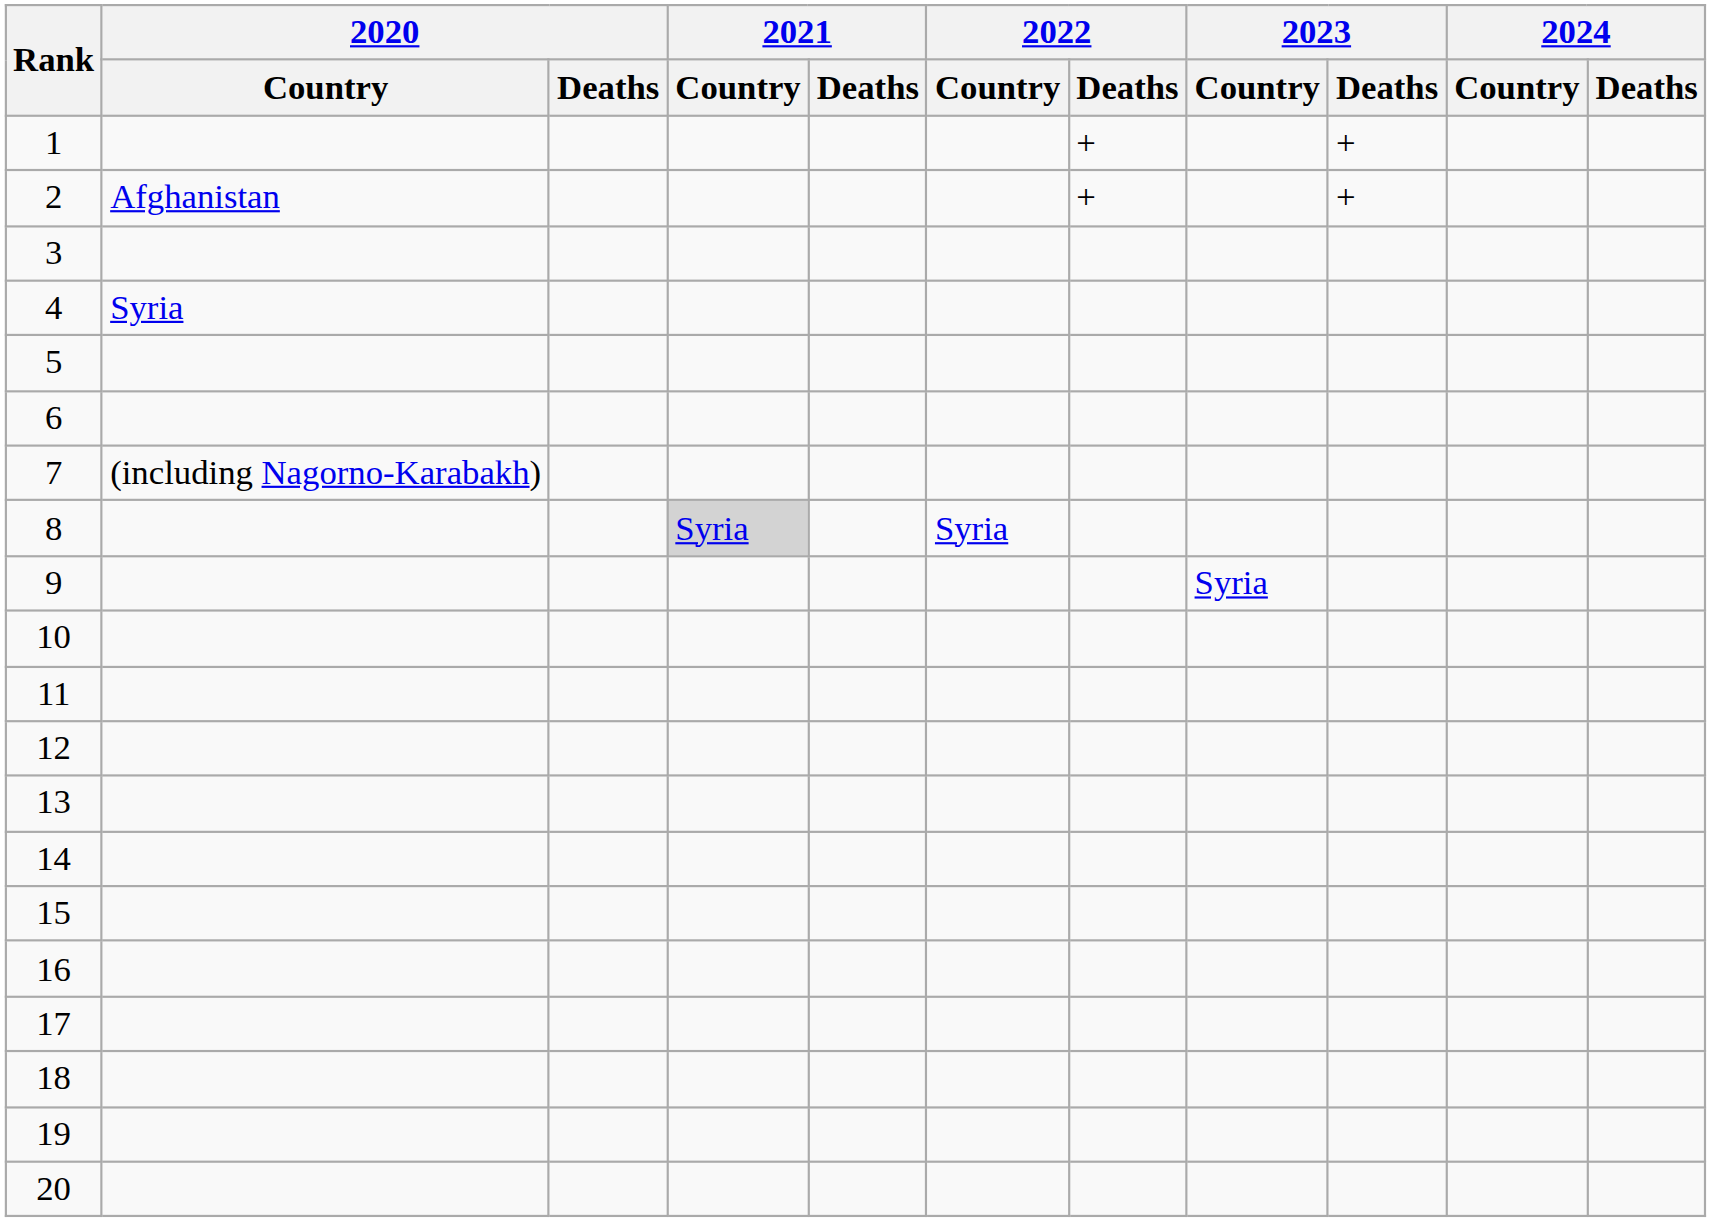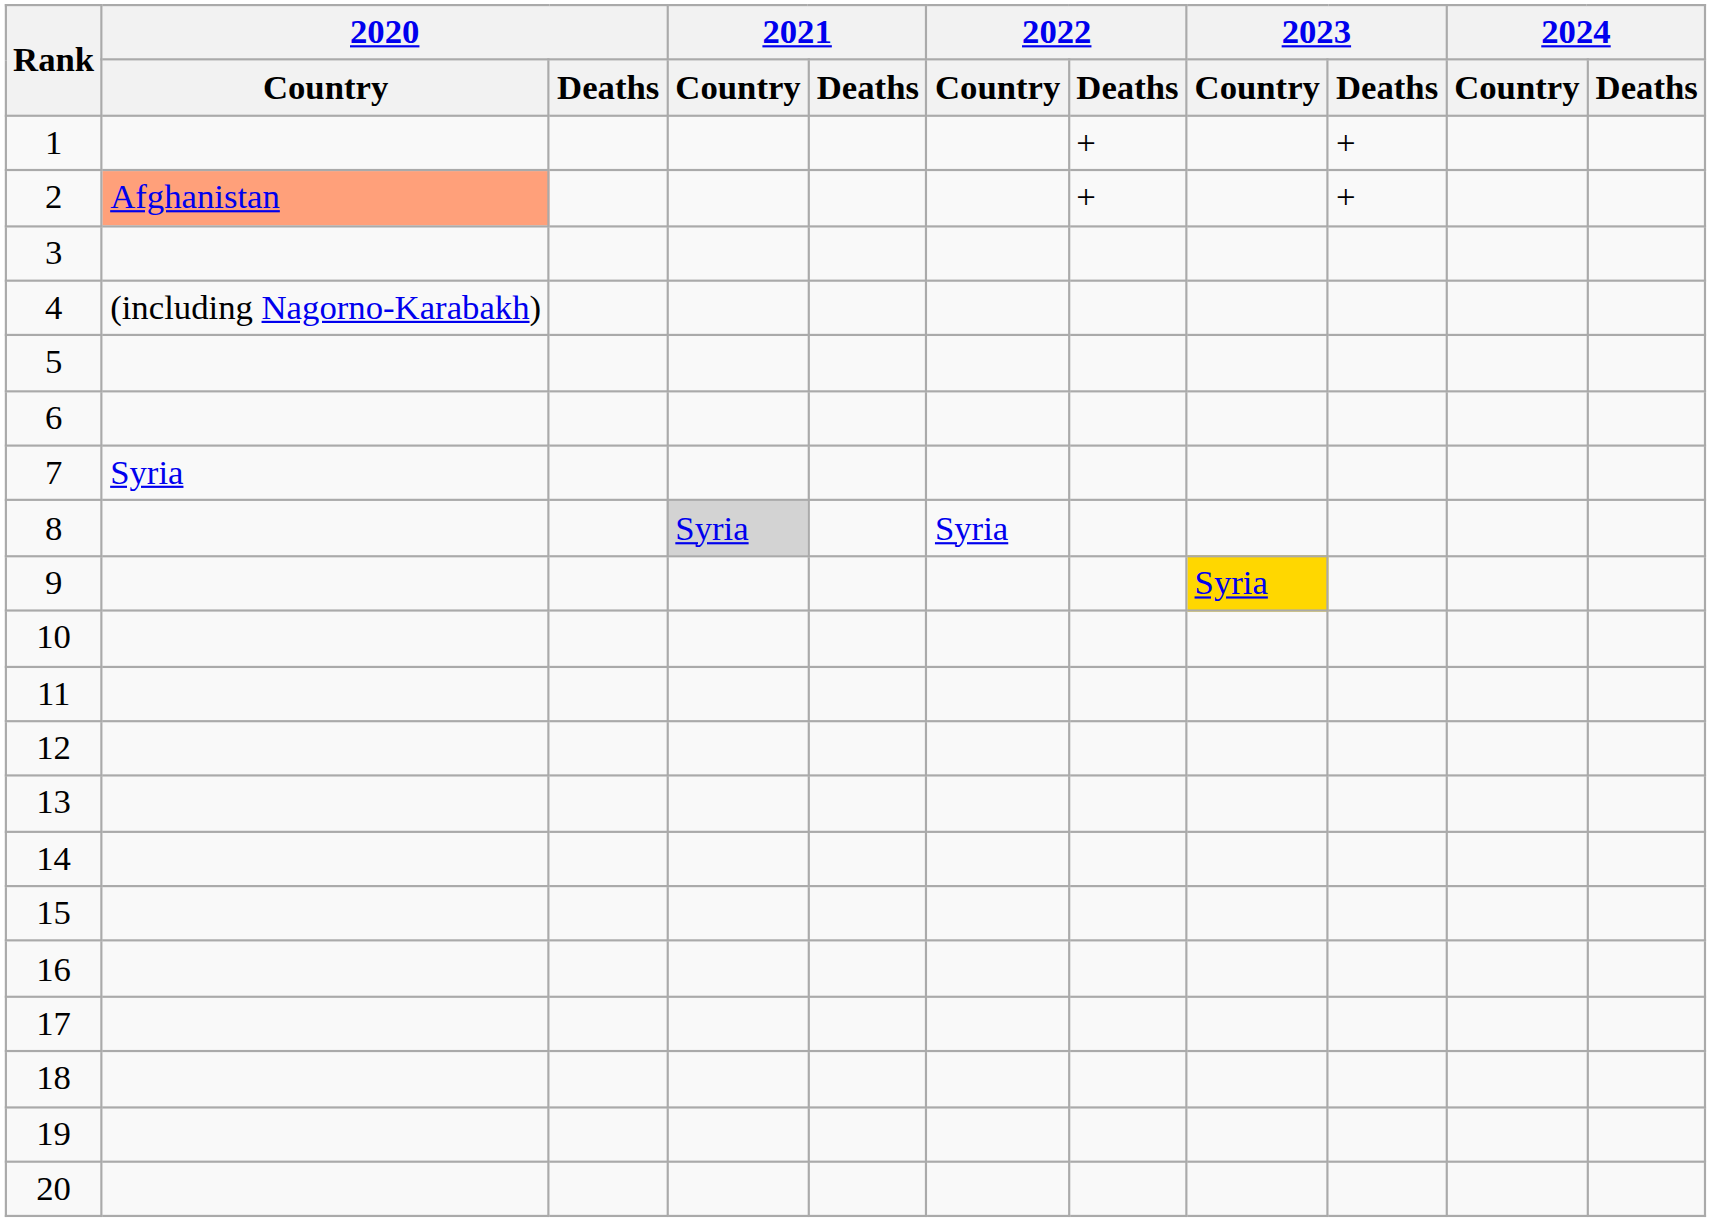(195, 197) no background -> (195, 197) lightsalmon background
(147, 307) Syria -> (326, 307) (including Nagorno-Karabakh)
(326, 472) (including Nagorno-Karabakh) -> (147, 472) Syria
(1231, 582) no background -> (1231, 582) gold background
